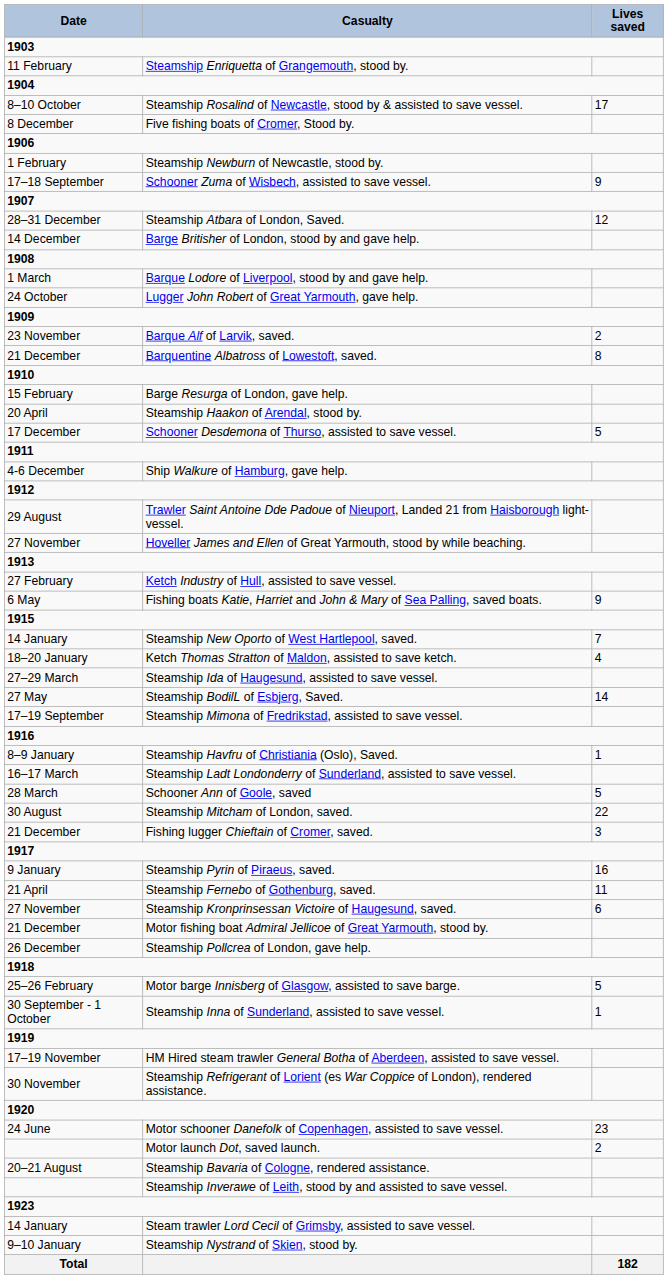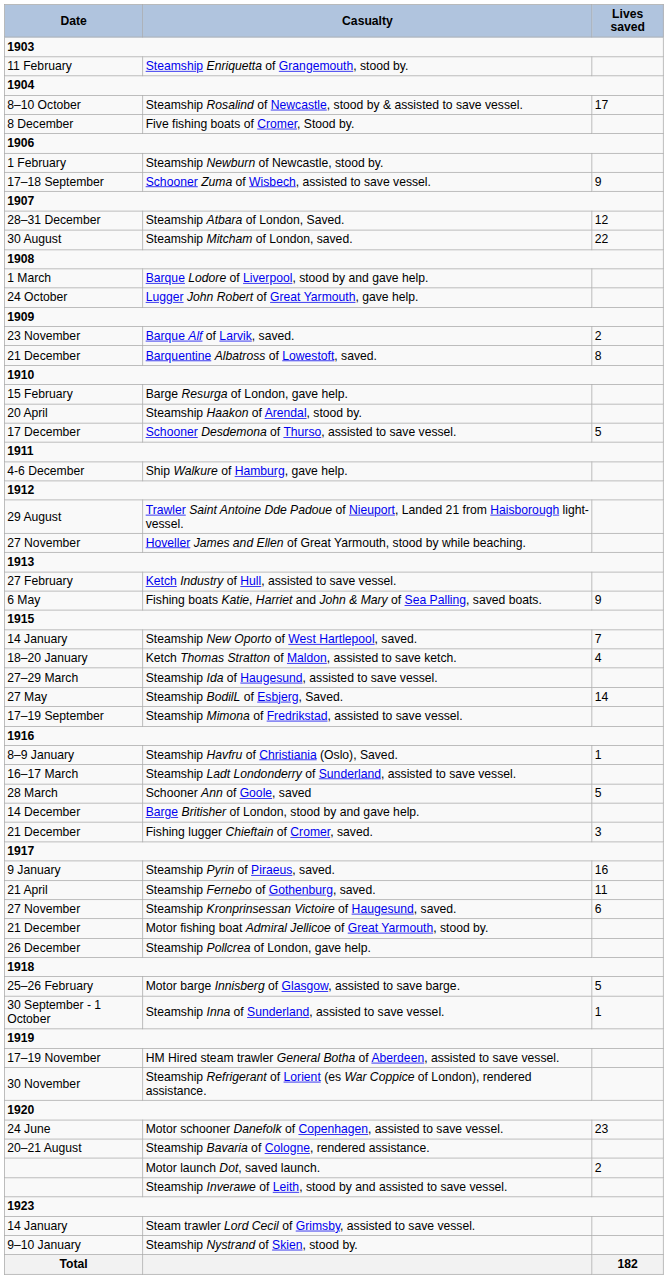rows swapped: (283, 239) <-> (249, 812)
rows swapped: (288, 1168) <-> (233, 1148)
